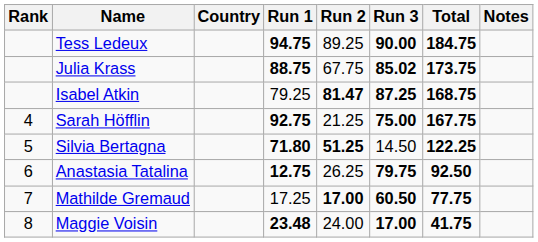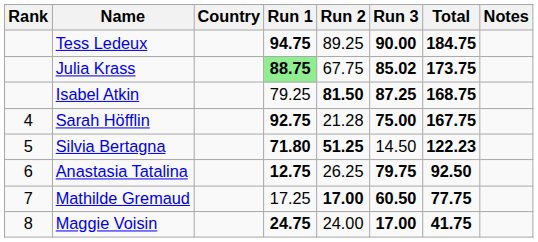(290, 69) no background -> (290, 69) lightgreen background
(343, 95) 81.47 -> (343, 95) 81.50
(343, 120) 21.25 -> (343, 120) 21.28
(451, 146) 122.25 -> (451, 146) 122.23
(290, 224) 23.48 -> (290, 224) 24.75
